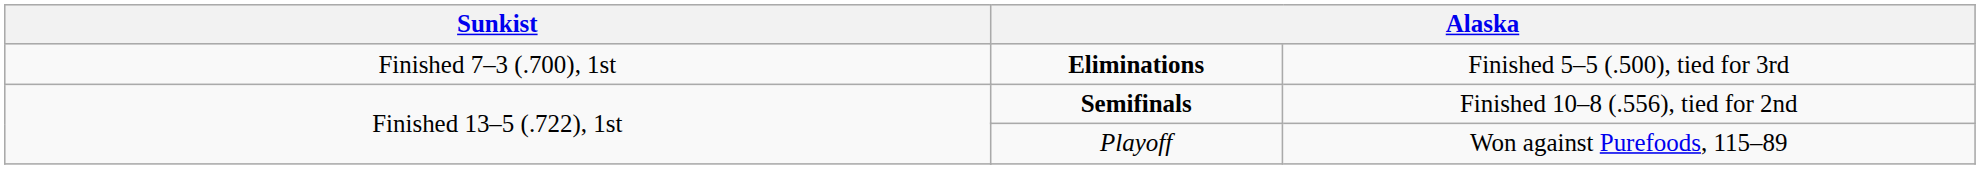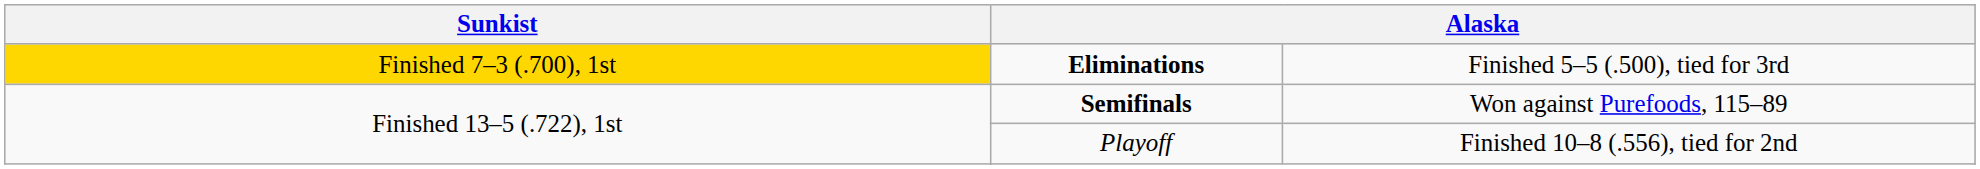(497, 63) no background -> (497, 63) gold background
(1629, 103) Finished 10–8 (.556), tied for 2nd -> (1629, 103) Won against Purefoods, 115–89
(1629, 143) Won against Purefoods, 115–89 -> (1629, 143) Finished 10–8 (.556), tied for 2nd
